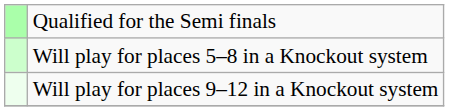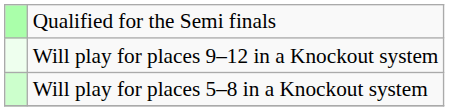rows swapped: (230, 55) <-> (236, 88)
